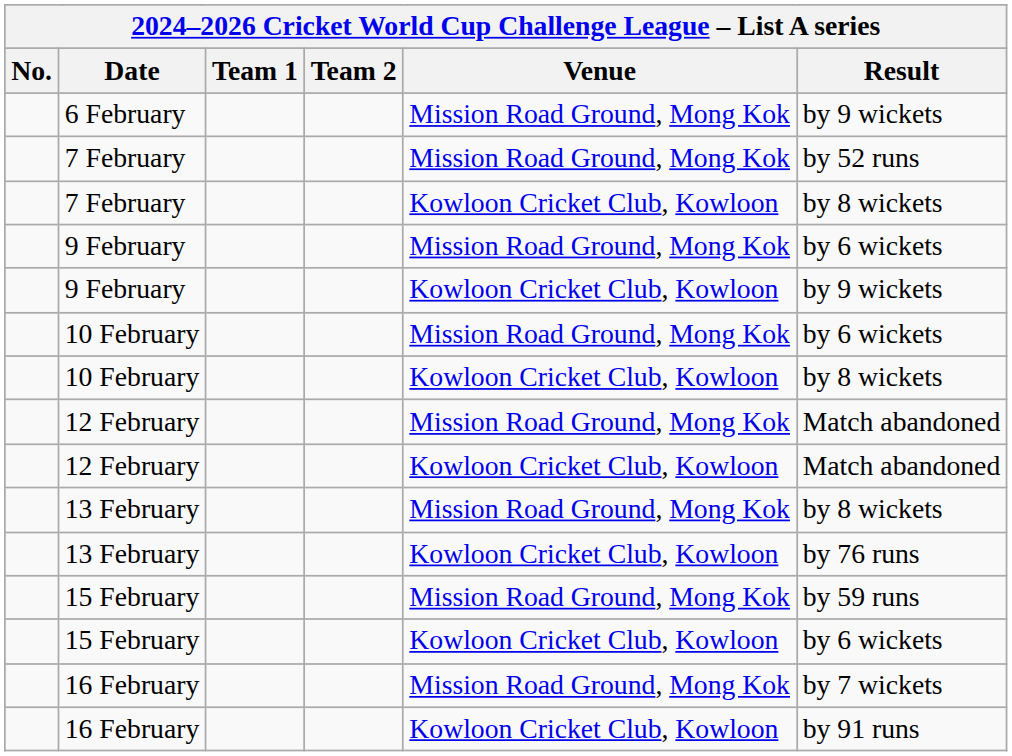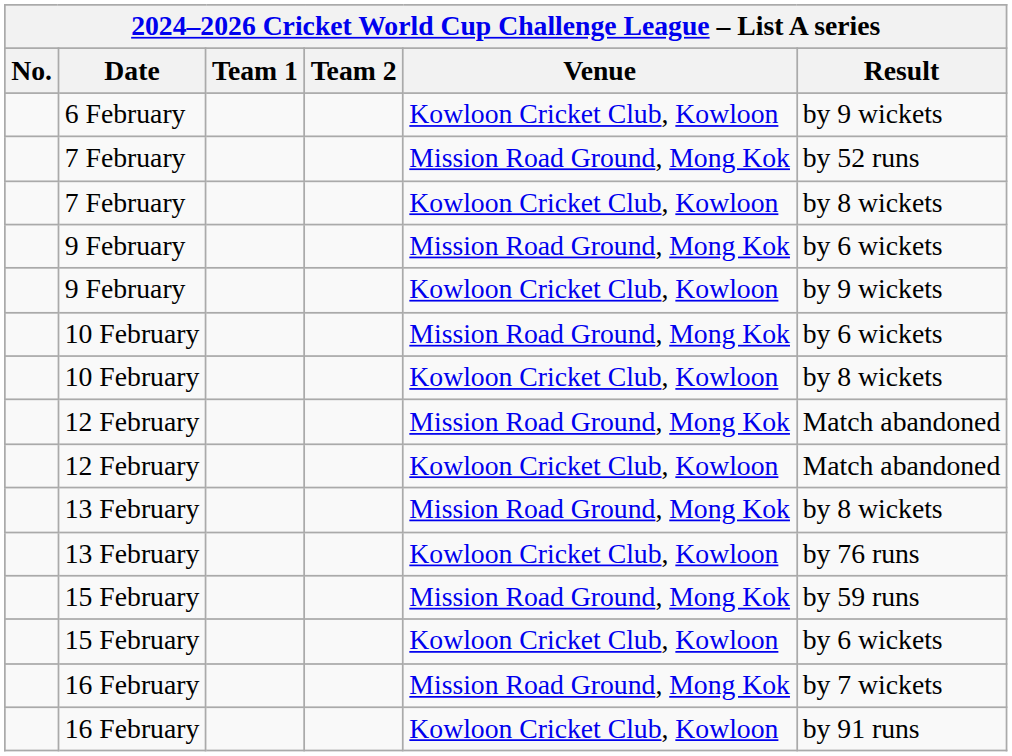(600, 114) Mission Road Ground, Mong Kok -> (594, 114) Kowloon Cricket Club, Kowloon
